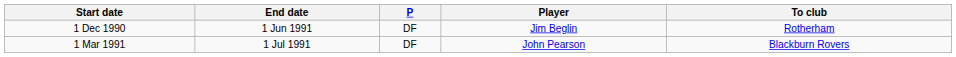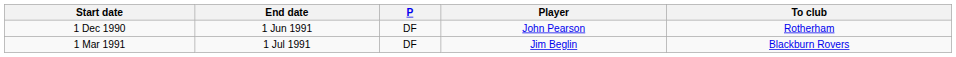(554, 28) Jim Beglin -> (554, 28) John Pearson
(554, 44) John Pearson -> (554, 44) Jim Beglin
